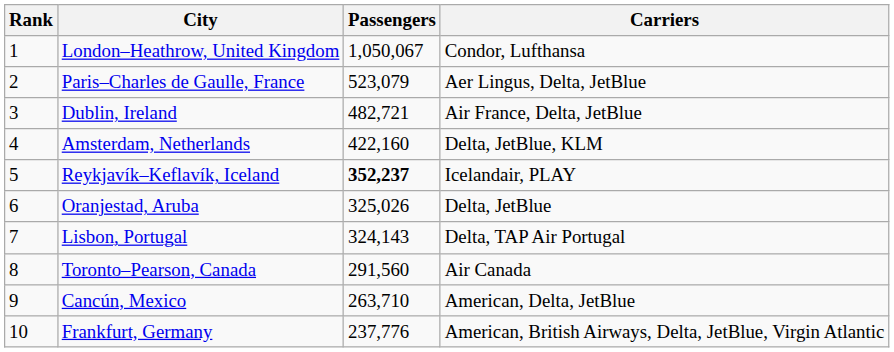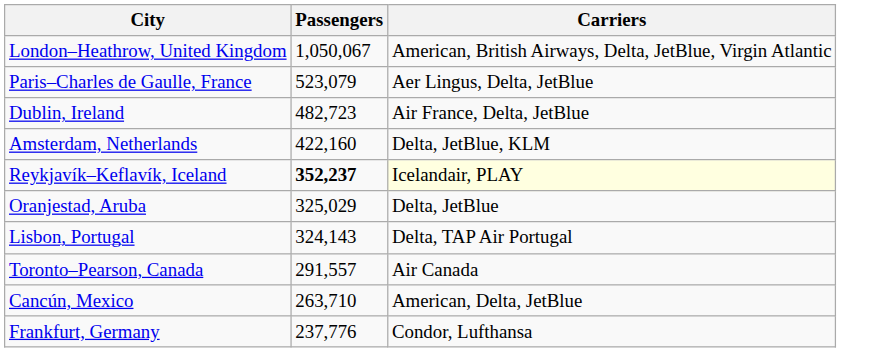- column: (31, 20)
(515, 51) Condor, Lufthansa -> (612, 51) American, British Airways, Delta, JetBlue, Virgin Atlantic
(379, 113) 482,721 -> (326, 113) 482,723
(510, 175) no background -> (458, 175) lightyellow background
(379, 206) 325,026 -> (326, 206) 325,029
(379, 268) 291,560 -> (326, 268) 291,557
(665, 331) American, British Airways, Delta, JetBlue, Virgin Atlantic -> (462, 331) Condor, Lufthansa
